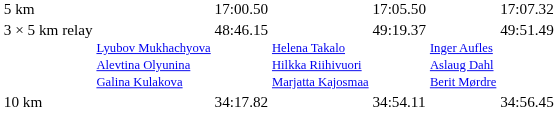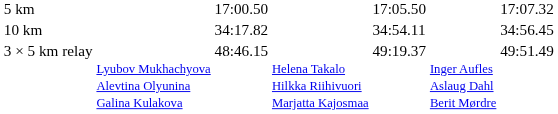rows swapped: (23, 102) <-> (48, 30)
